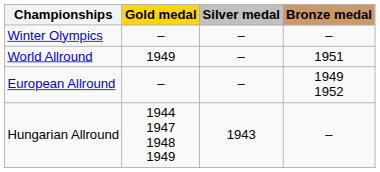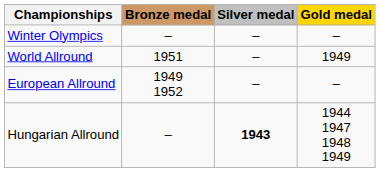columns swapped: (161, 14) <-> (329, 14)
(241, 135) normal -> (256, 135) bold
